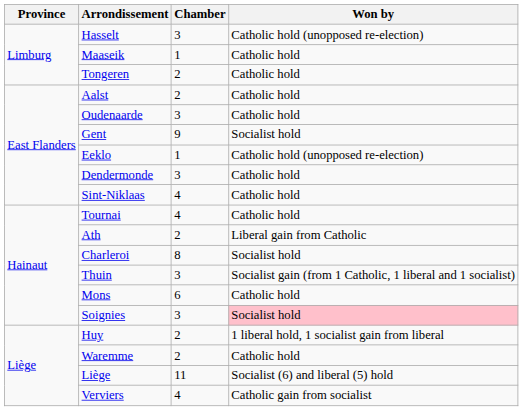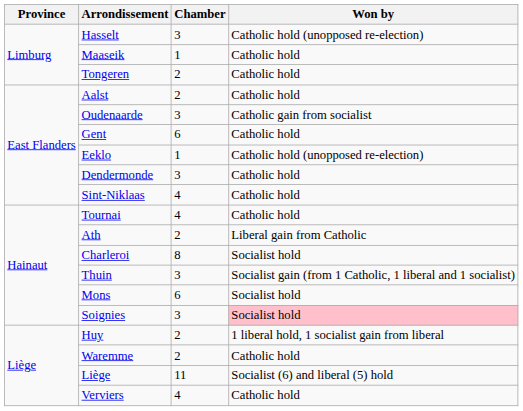(266, 114) Catholic hold -> (301, 114) Catholic gain from socialist
(177, 134) 9 -> (177, 134) 6
(266, 134) Socialist hold -> (266, 134) Catholic hold
(266, 295) Catholic hold -> (266, 295) Socialist hold
(301, 395) Catholic gain from socialist -> (266, 395) Catholic hold
